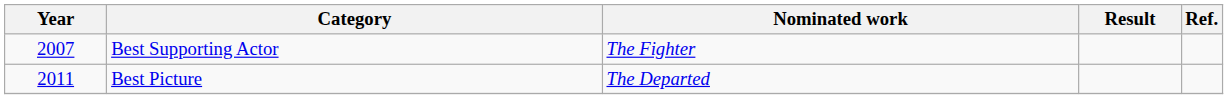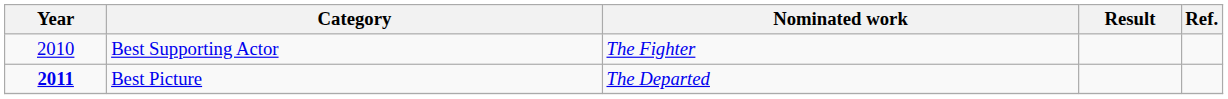(56, 49) 2007 -> (56, 49) 2010
(56, 78) normal -> (56, 78) bold
